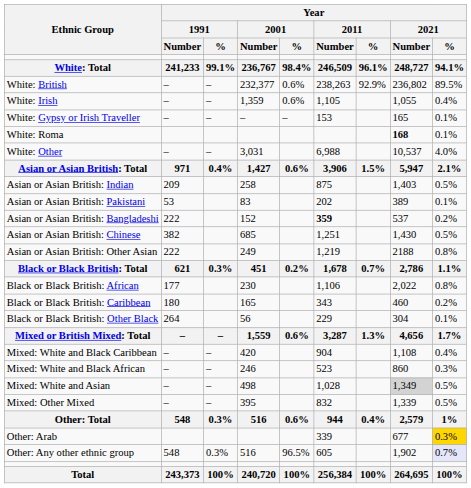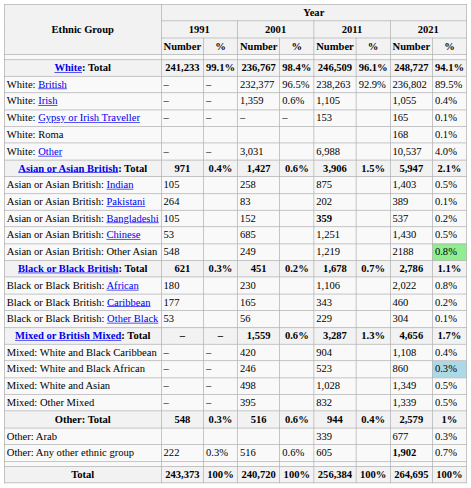(293, 84) 0.6% -> (296, 84) 96.5%
(400, 134) bold -> (400, 134) normal
(171, 185) 209 -> (171, 185) 105
(169, 201) 53 -> (171, 201) 264
(171, 218) 222 -> (171, 218) 105
(171, 235) 382 -> (169, 235) 53
(171, 252) 222 -> (171, 252) 548
(446, 252) no background -> (446, 252) lightgreen background
(171, 285) 177 -> (171, 285) 180
(171, 302) 180 -> (171, 302) 177
(171, 319) 264 -> (169, 319) 53
(446, 369) no background -> (446, 369) lightblue background
(404, 386) lightgrey background -> (404, 386) no background
(446, 436) gold background -> (446, 436) no background
(171, 453) 548 -> (171, 453) 222
(296, 453) 96.5% -> (293, 453) 0.6%
(404, 453) normal -> (404, 453) bold
(446, 453) lavender background -> (446, 453) no background
